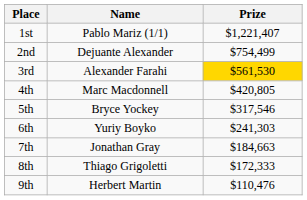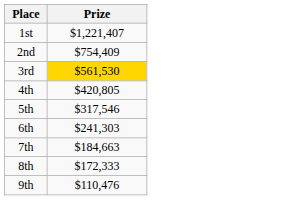- column: (125, 14)
(253, 52) $754,499 -> (97, 52) $754,409
